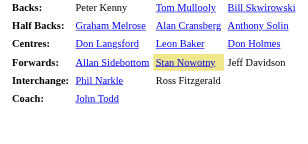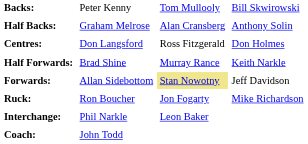(180, 44) Leon Baker -> (192, 44) Ross Fitzgerald
+ row: (39, 62)
+ row: (18, 98)
(188, 80) Ross Fitzgerald -> (184, 117) Leon Baker
